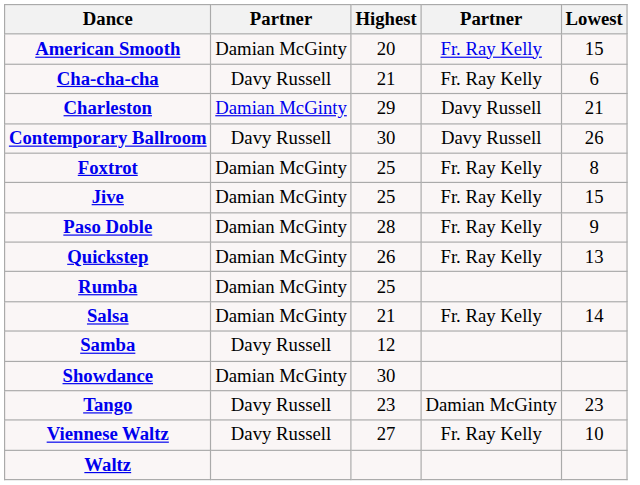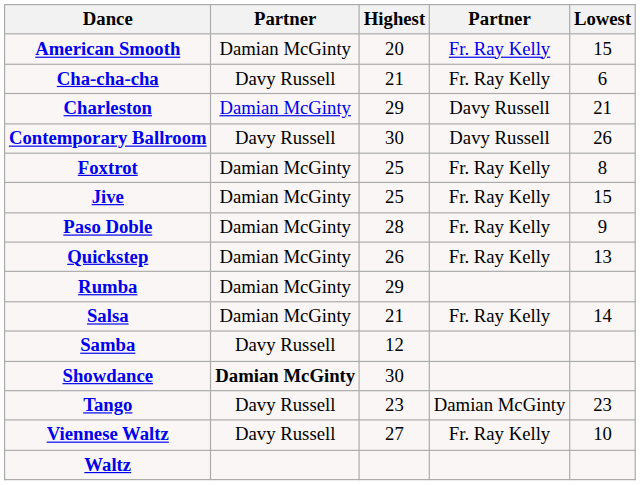(386, 286) 25 -> (394, 286) 29
(281, 375) normal -> (285, 375) bold
